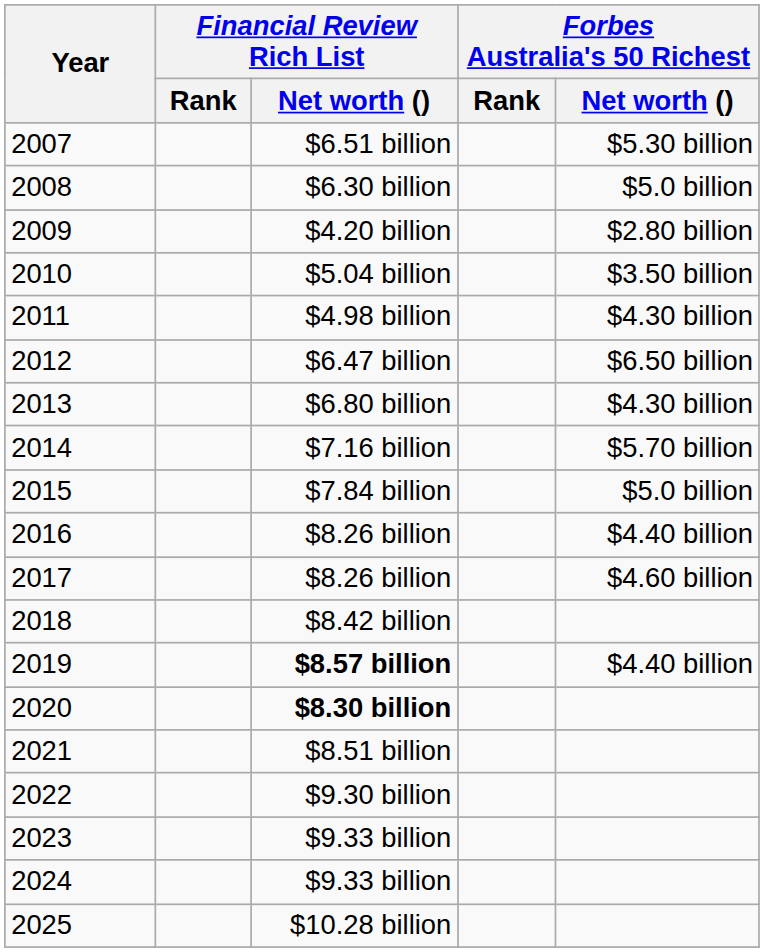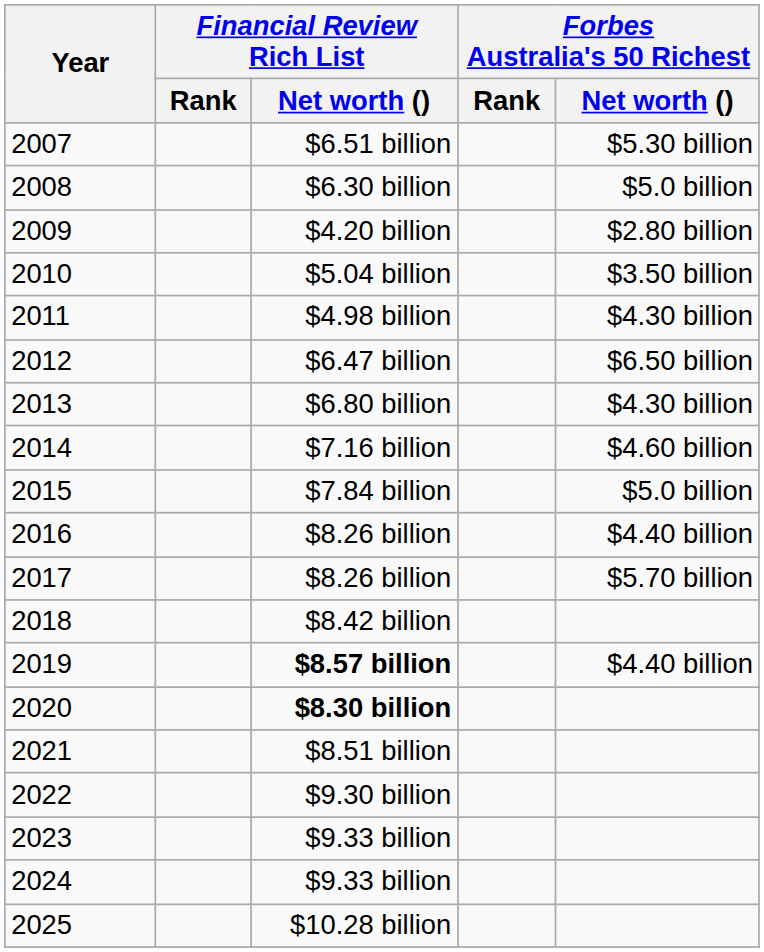(680, 447) $5.70 billion -> (680, 447) $4.60 billion
(680, 577) $4.60 billion -> (680, 577) $5.70 billion
